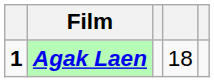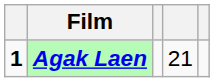(180, 58) 18 -> (180, 58) 21
